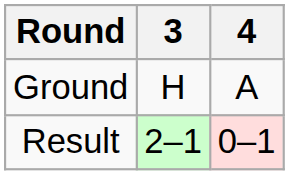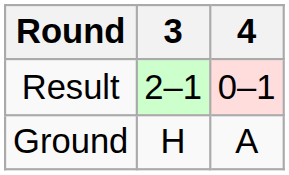rows swapped: (71, 86) <-> (71, 141)
